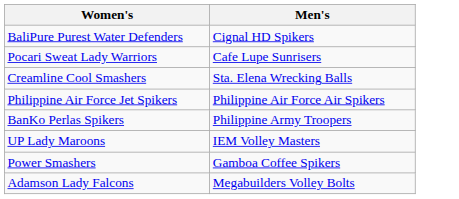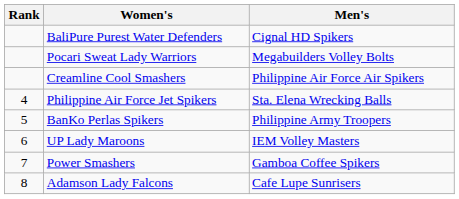+ column: (24, 15)
(267, 57) Cafe Lupe Sunrisers -> (323, 57) Megabuilders Volley Bolts
(282, 78) Sta. Elena Wrecking Balls -> (338, 78) Philippine Air Force Air Spikers
(299, 99) Philippine Air Force Air Spikers -> (322, 99) Sta. Elena Wrecking Balls
(284, 183) Megabuilders Volley Bolts -> (306, 183) Cafe Lupe Sunrisers
